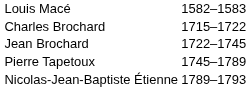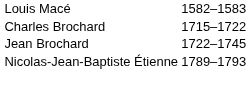- row: (50, 62)
